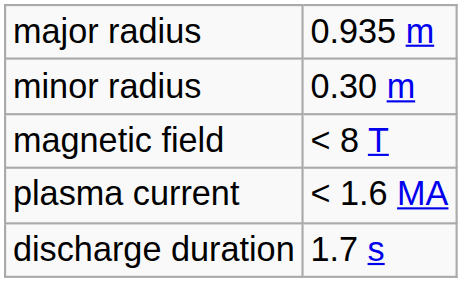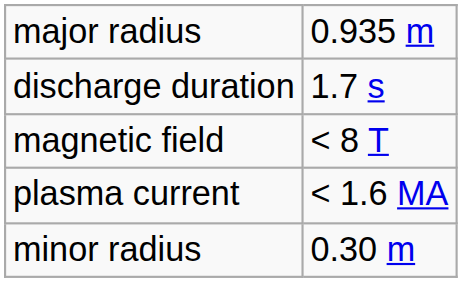rows swapped: (107, 85) <-> (154, 248)
